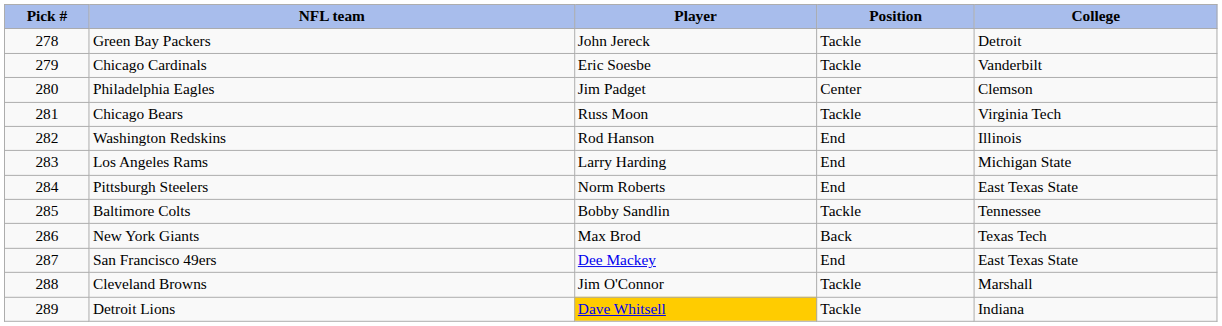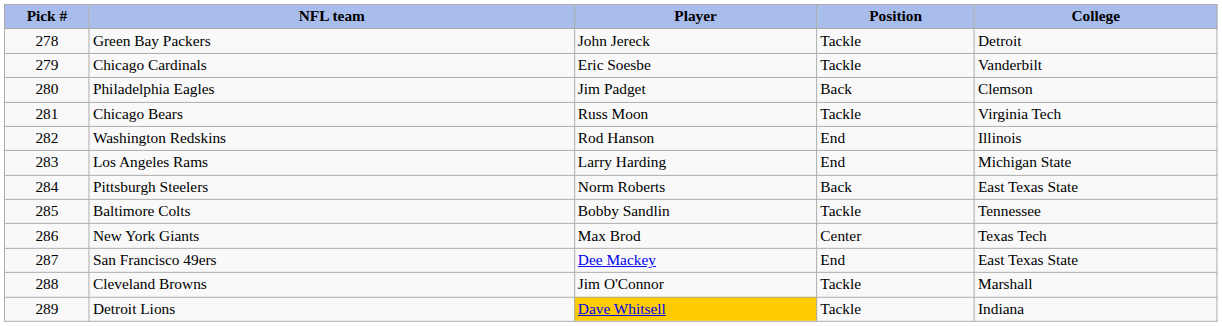(841, 89) Center -> (836, 89) Back
(833, 187) End -> (836, 187) Back
(836, 235) Back -> (841, 235) Center
